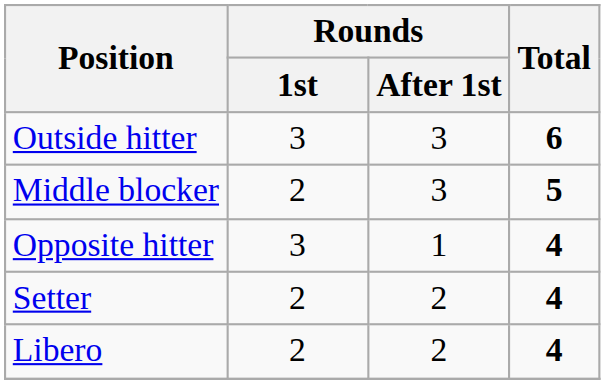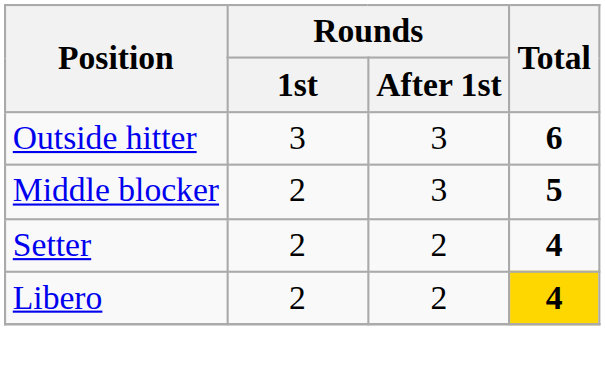- row: (113, 244)
(554, 350) no background -> (554, 297) gold background
